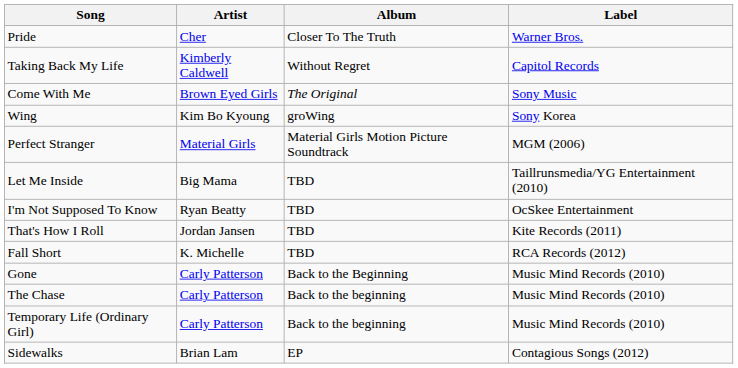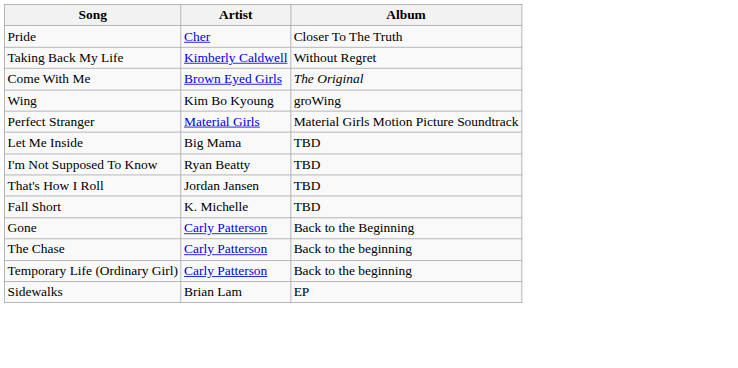- column: (621, 15)
